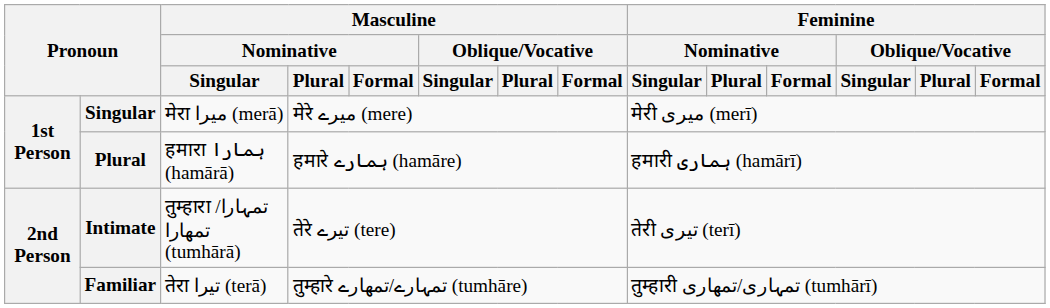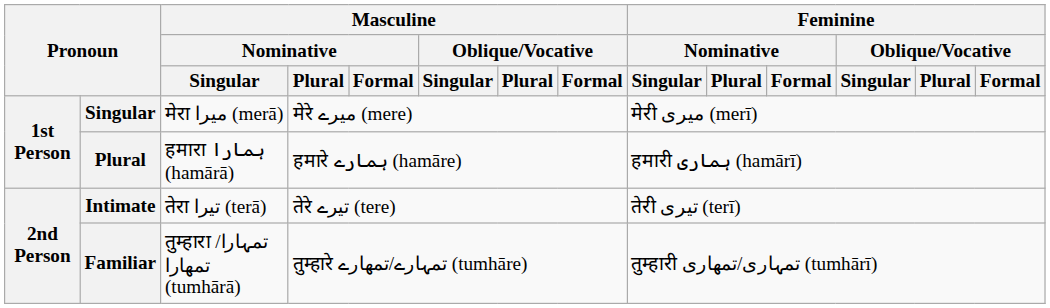(216, 229) तुम्हारा تمہارا/تمھارا (tumhārā) -> (216, 206) तेरा تیرا (terā)
(216, 286) तेरा تیرا (terā) -> (216, 264) तुम्हारा تمہارا/تمھارا (tumhārā)
